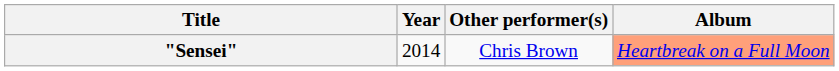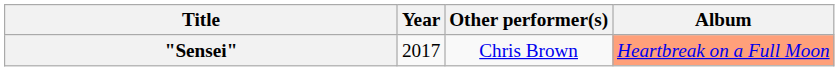(421, 50) 2014 -> (421, 50) 2017
